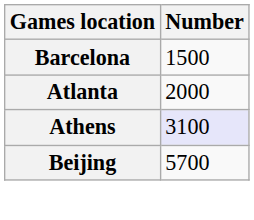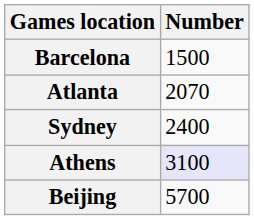(187, 92) 2000 -> (187, 92) 2070
+ row: (82, 127)
